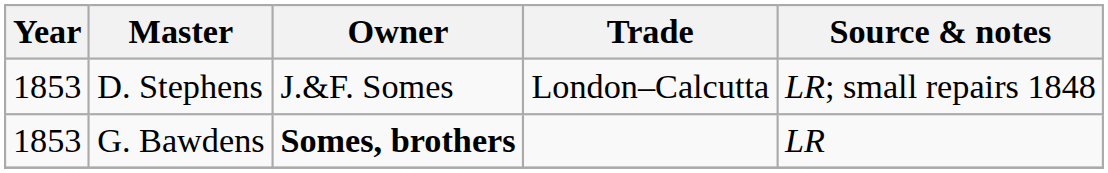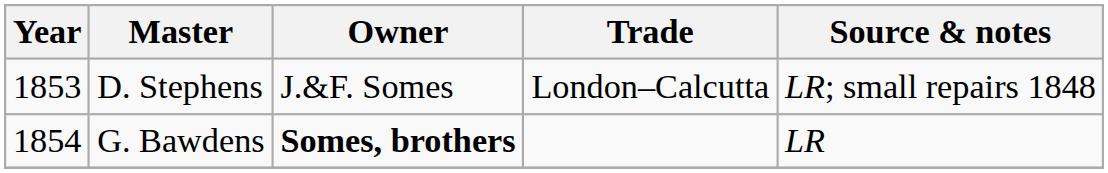(47, 140) 1853 -> (47, 140) 1854
